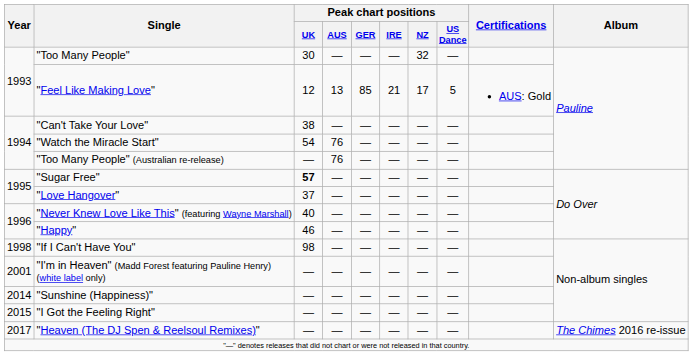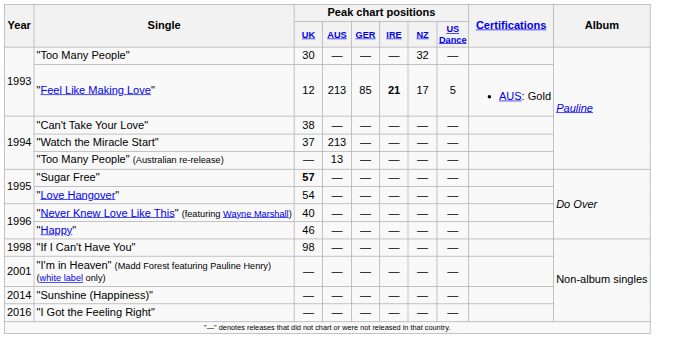(337, 90) 13 -> (337, 90) 213
(394, 90) normal -> (394, 90) bold
(309, 142) 54 -> (309, 142) 37
(337, 142) 76 -> (337, 142) 213
(337, 160) 76 -> (337, 160) 13
(309, 195) 37 -> (309, 195) 54
(19, 312) 2015 -> (19, 312) 2016
- row: (148, 330)
